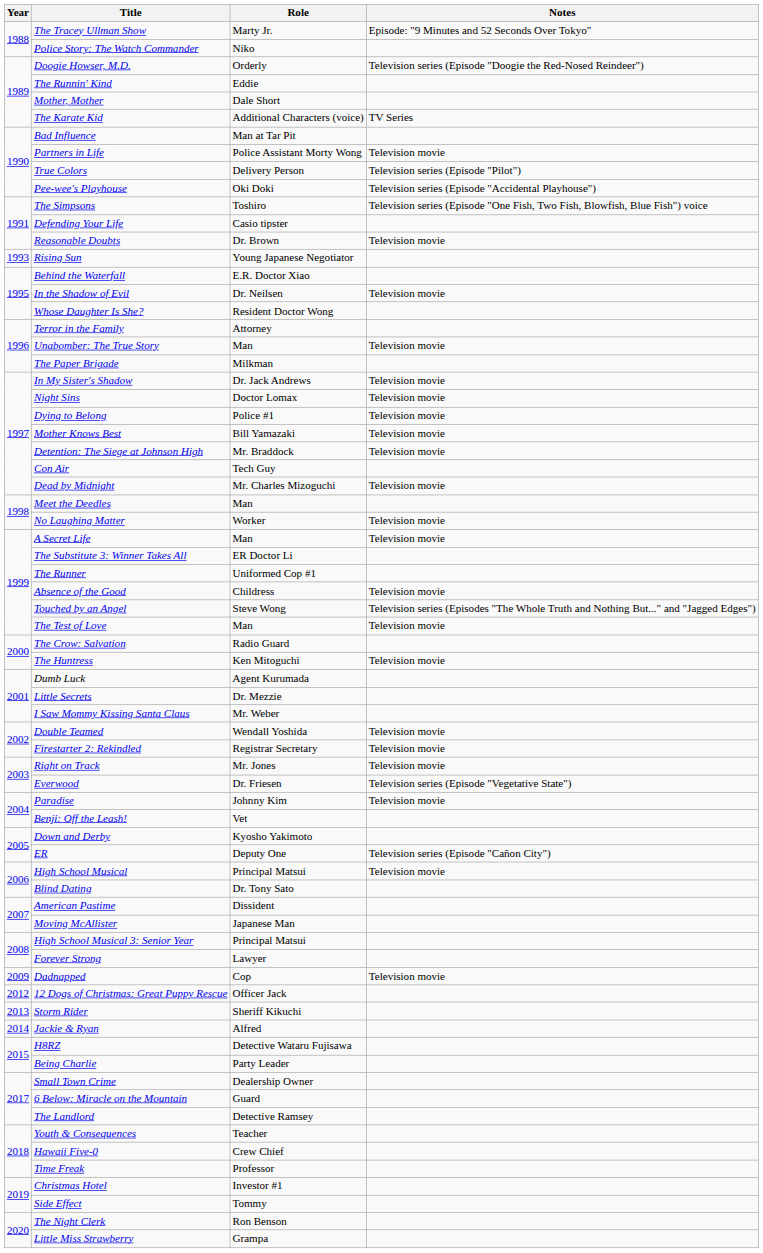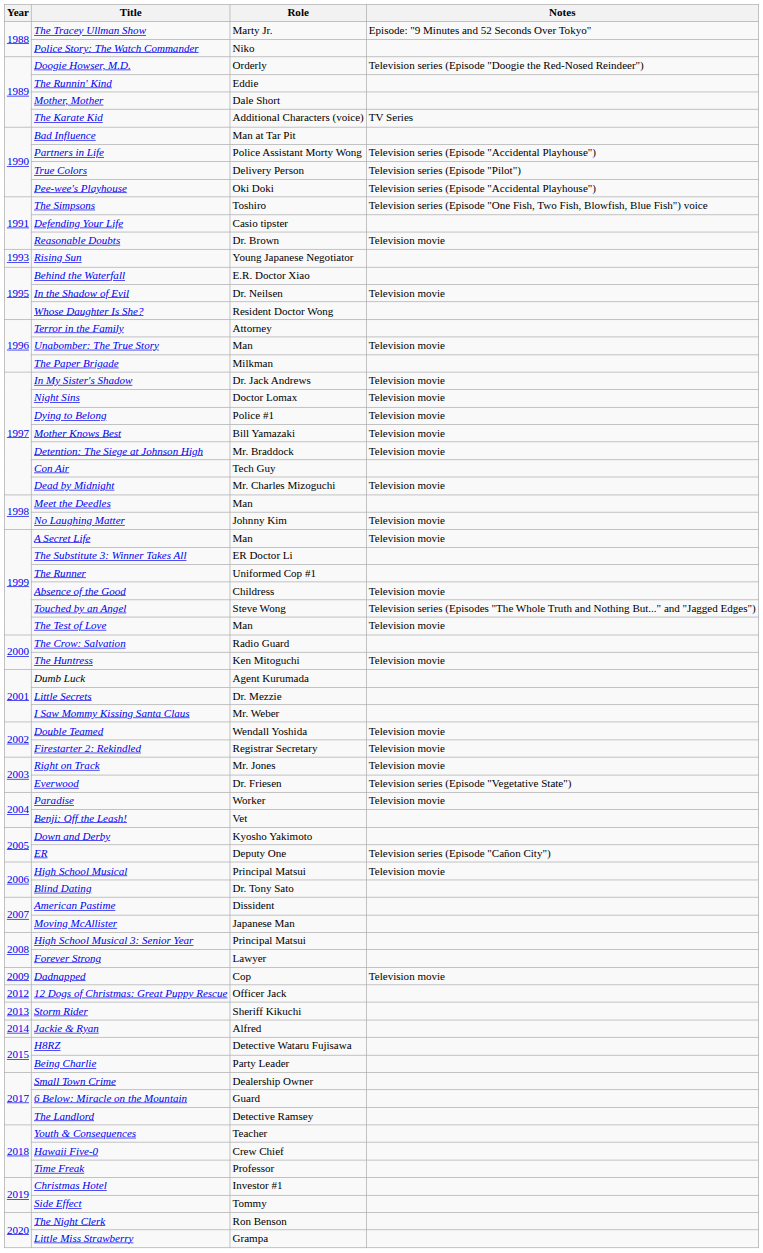(407, 153) Television movie -> (482, 153) Television series (Episode "Accidental Playhouse")
(249, 521) Worker -> (260, 521) Johnny Kim
(260, 801) Johnny Kim -> (249, 801) Worker
